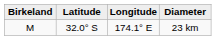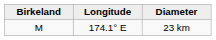- column: (82, 12)
